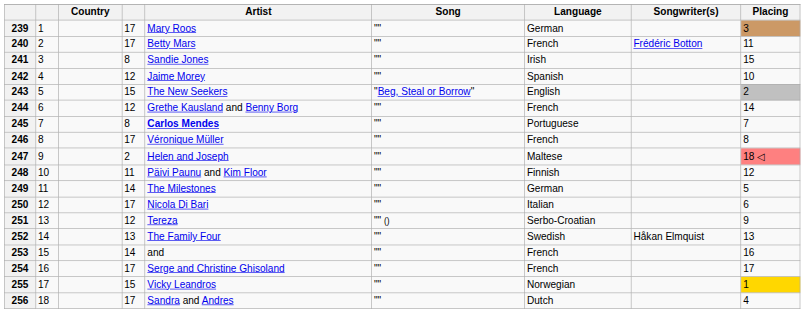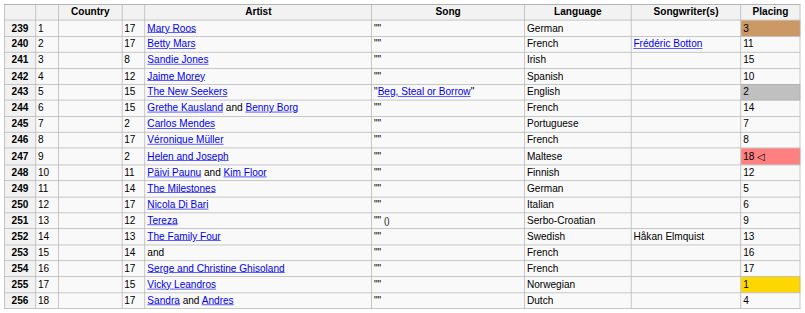(130, 108) 12 -> (130, 108) 15
(127, 124) 8 -> (127, 124) 2
(183, 124) bold -> (181, 124) normal
